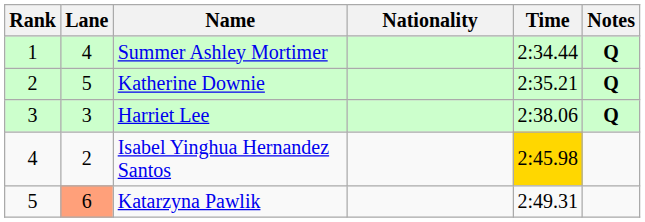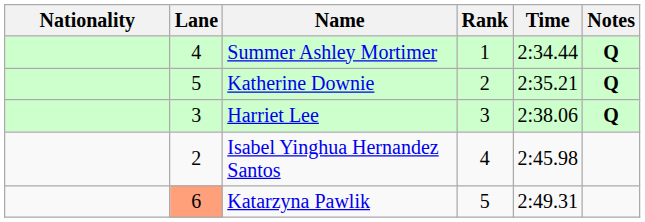columns swapped: (33, 20) <-> (430, 20)
(548, 158) gold background -> (548, 158) no background
